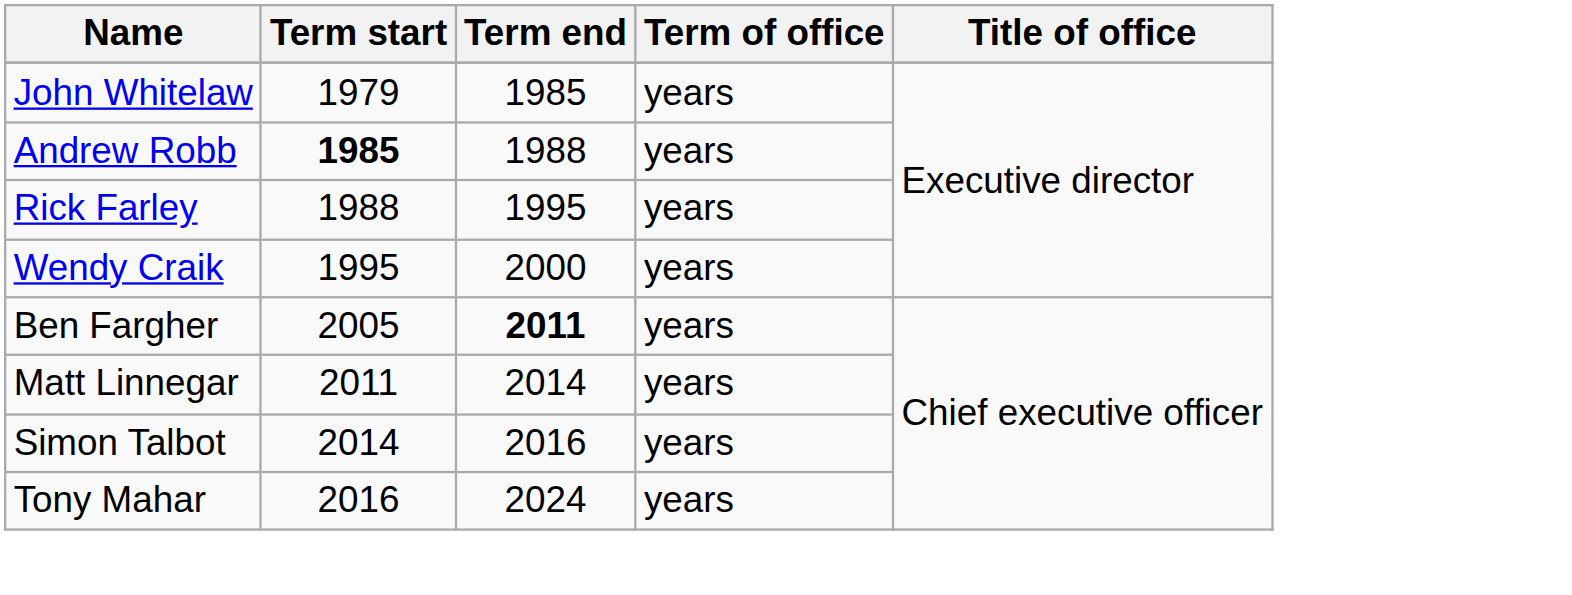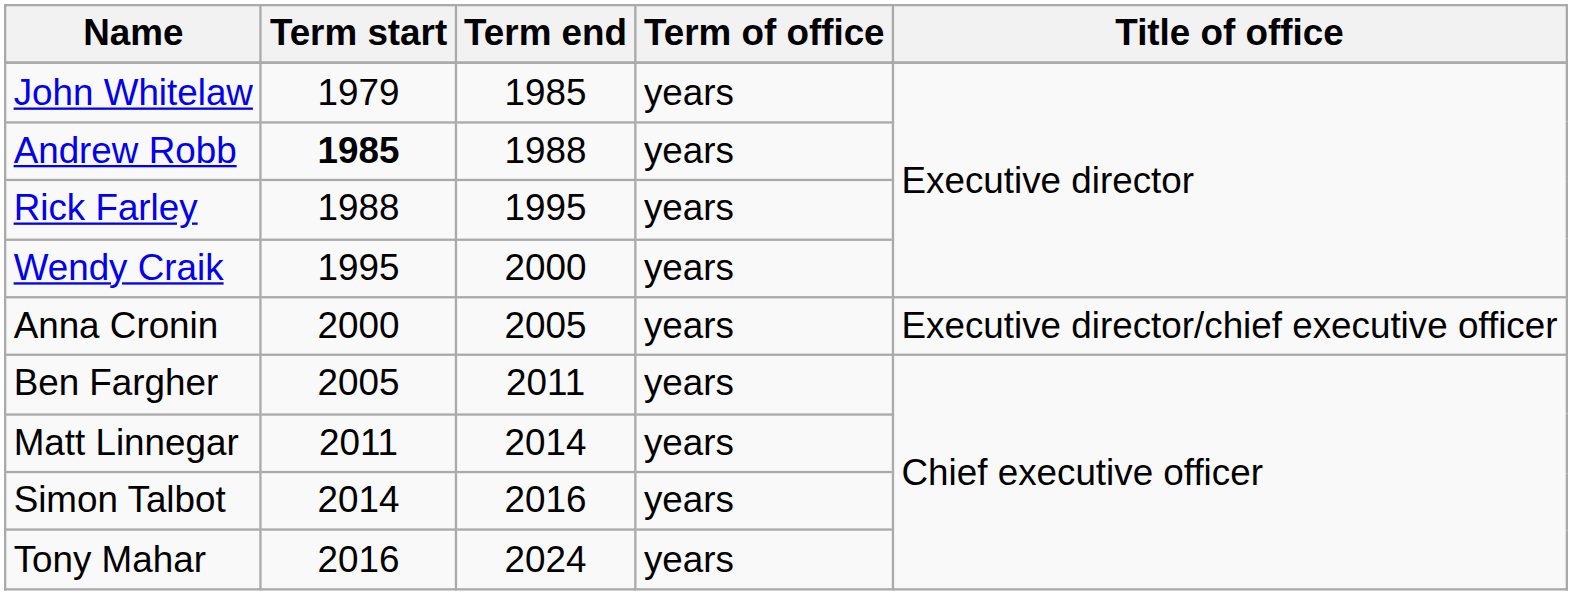+ row: (116, 325)
(546, 325) bold -> (546, 383) normal
